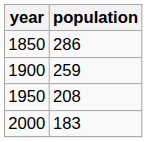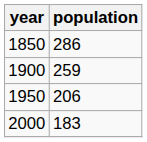(67, 96) 208 -> (67, 96) 206
